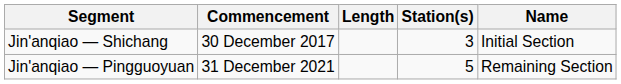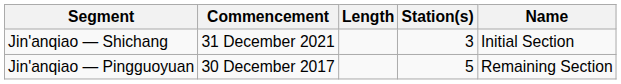(268, 41) 30 December 2017 -> (268, 41) 31 December 2021
(268, 66) 31 December 2021 -> (268, 66) 30 December 2017
